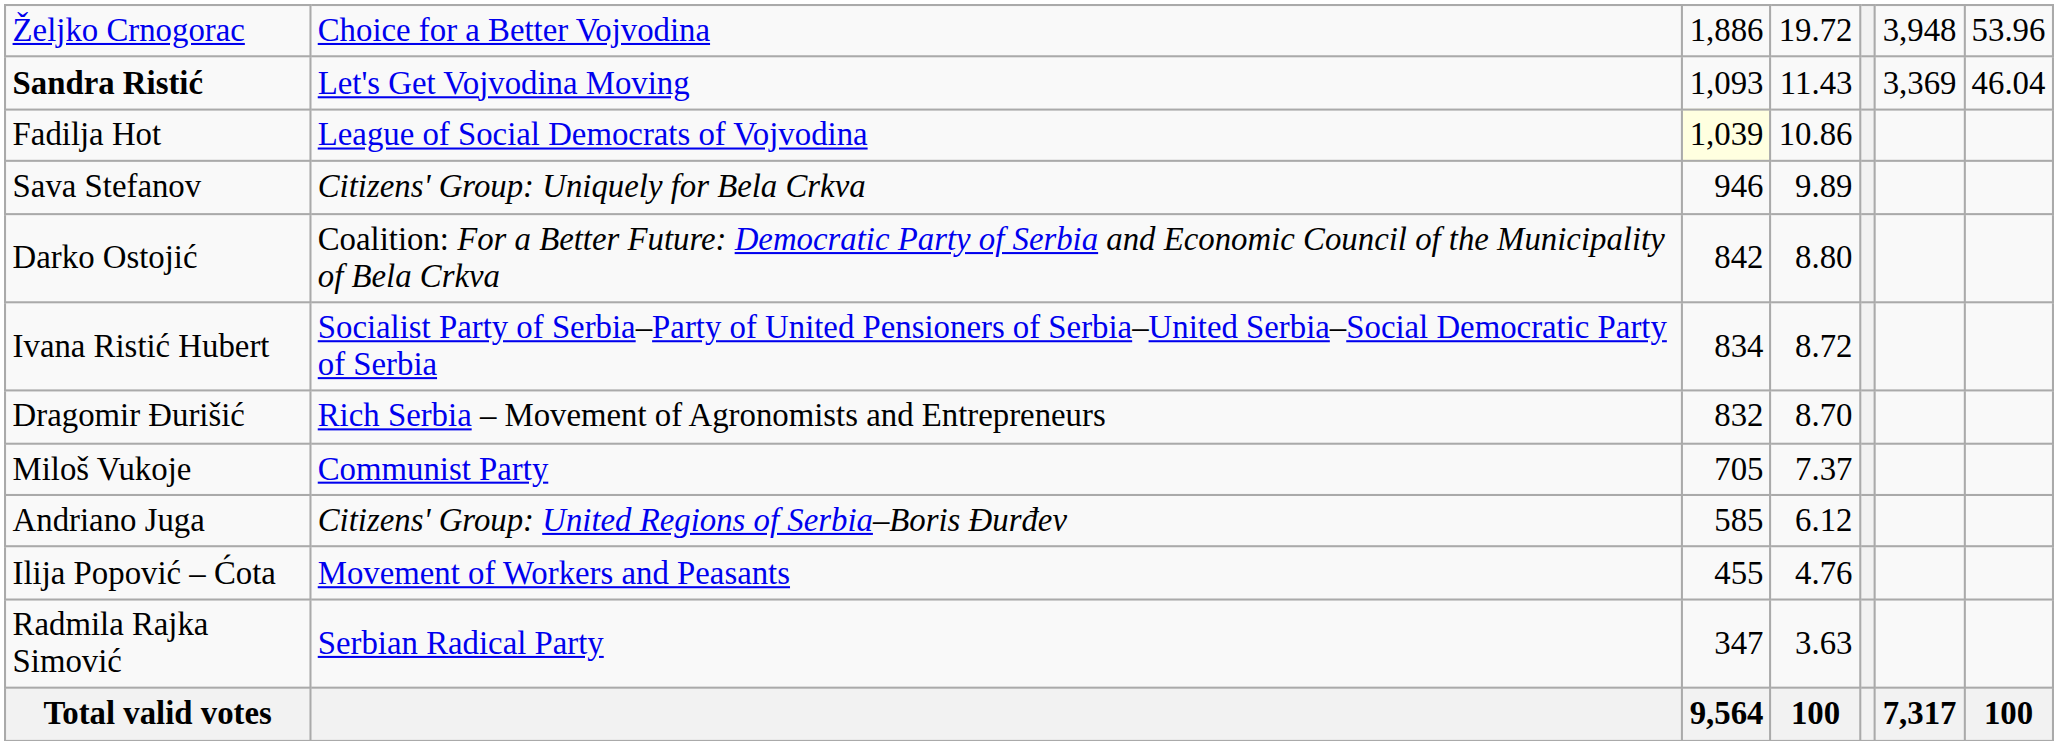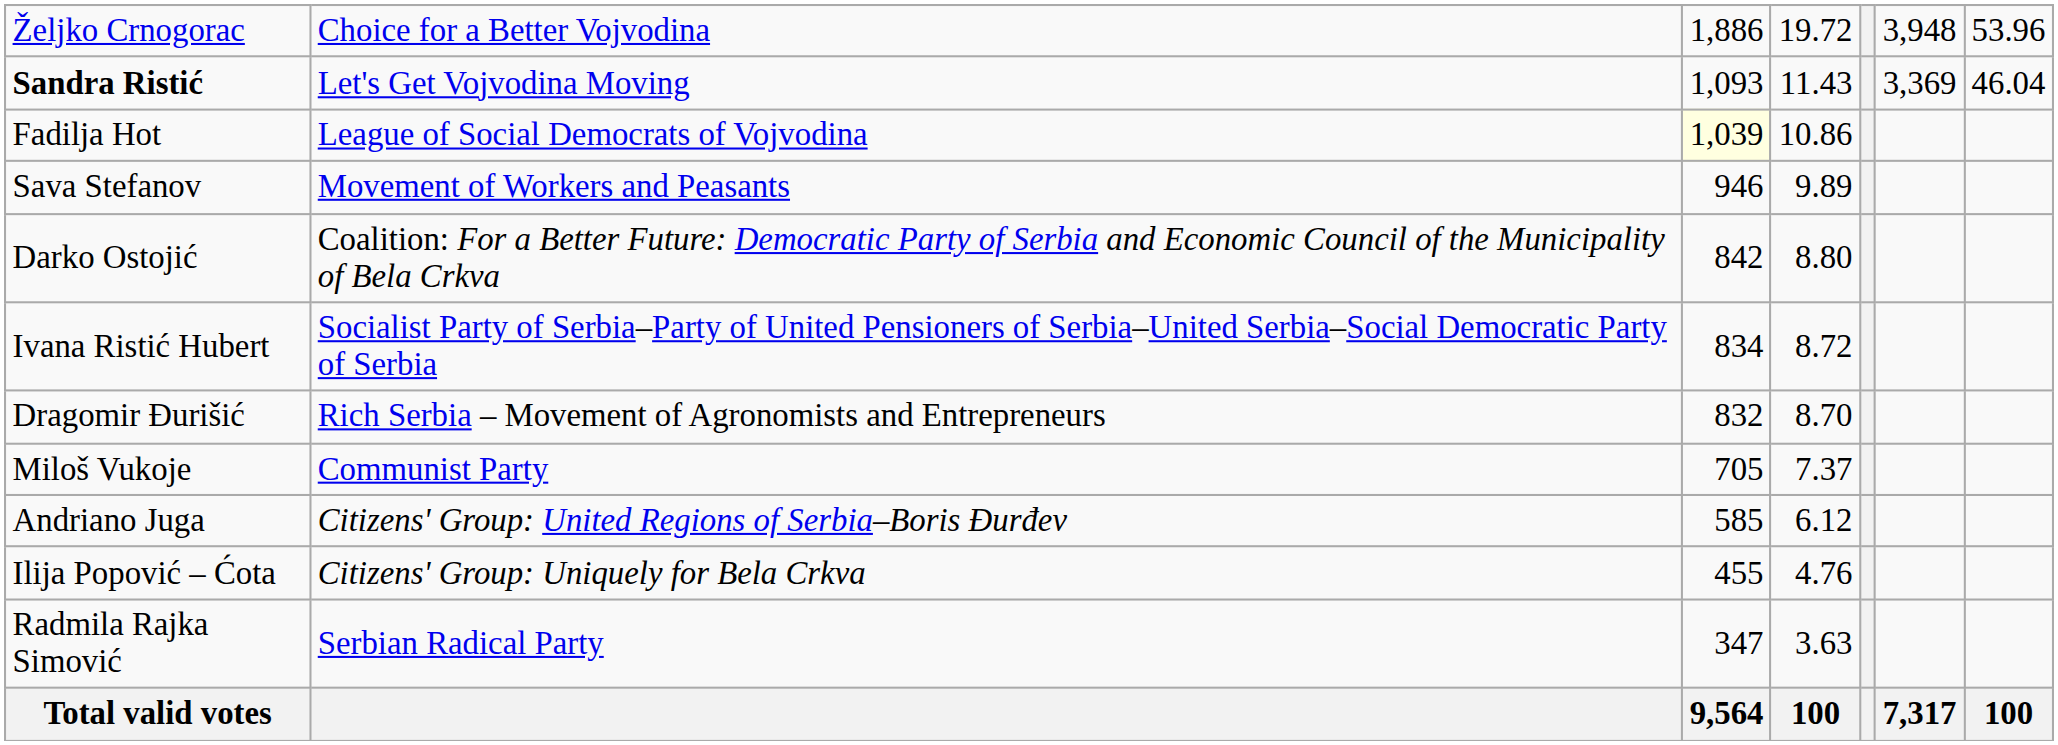(592, 186) Citizens' Group: Uniquely for Bela Crkva -> (554, 186) Movement of Workers and Peasants
(554, 572) Movement of Workers and Peasants -> (592, 572) Citizens' Group: Uniquely for Bela Crkva
